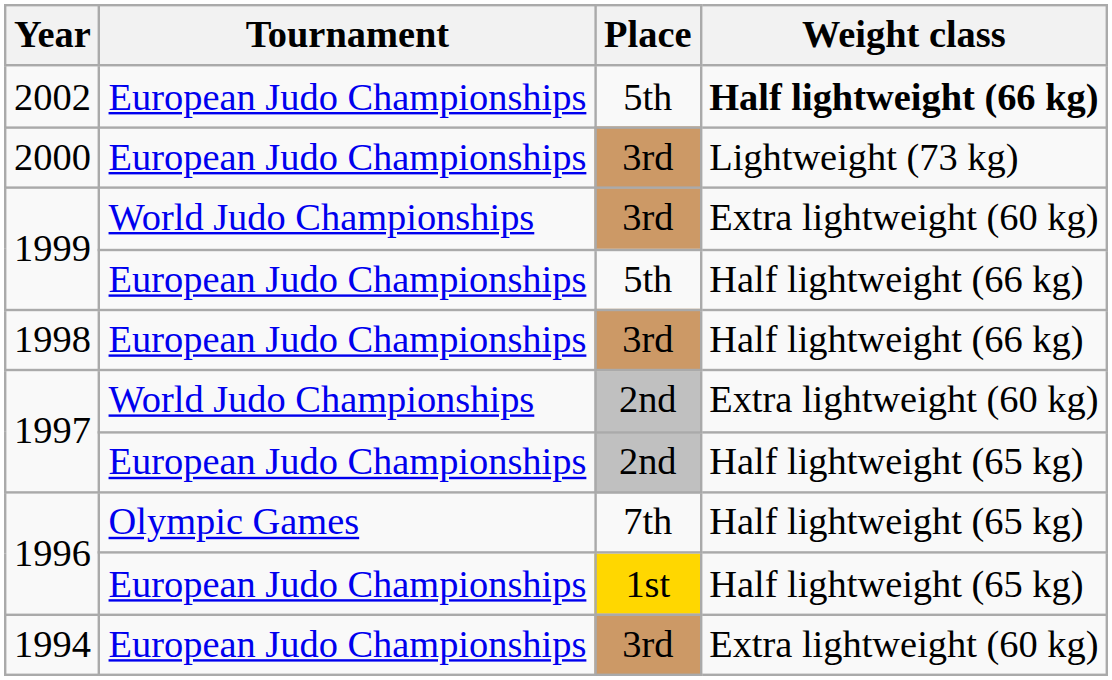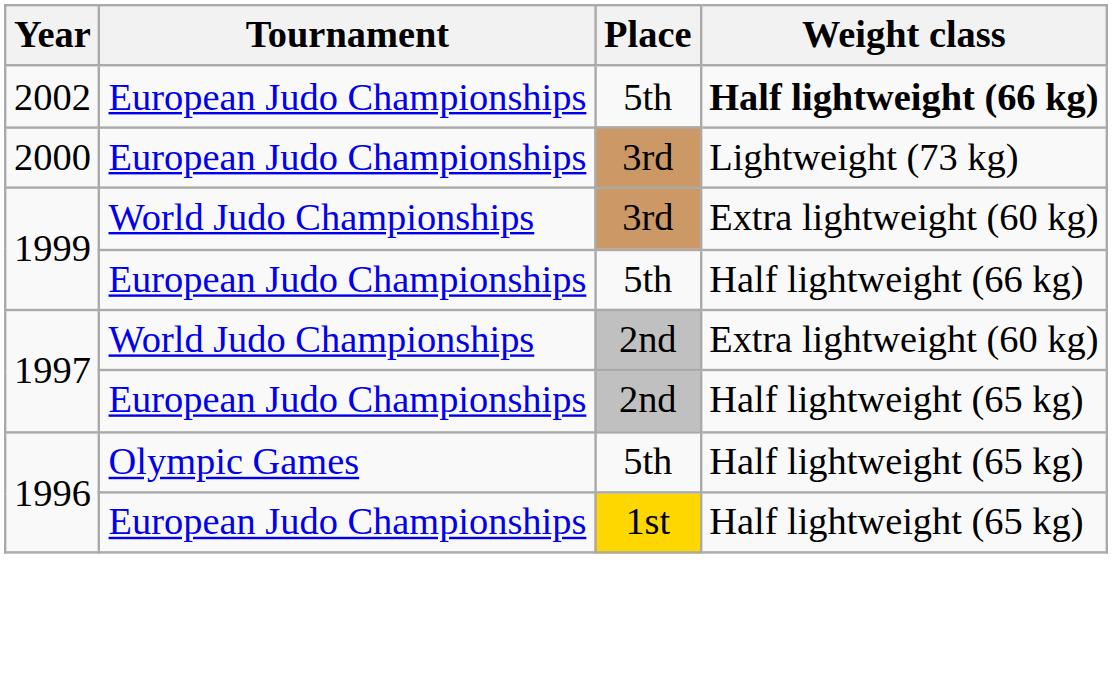- row: (52, 339)
(648, 522) 7th -> (648, 461) 5th
- row: (52, 643)
